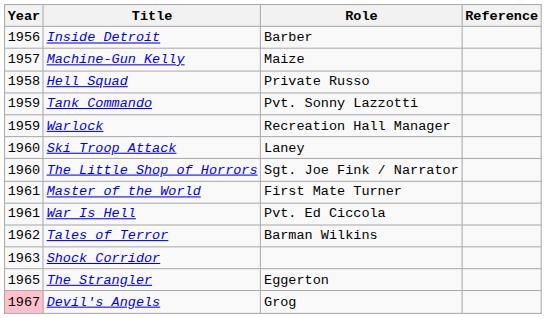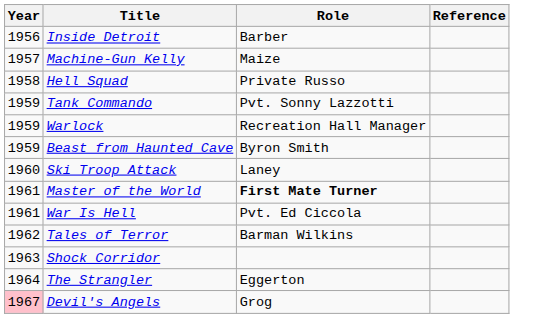+ row: (140, 148)
- row: (152, 170)
(333, 192) normal -> (309, 192) bold
(24, 280) 1965 -> (24, 280) 1964
